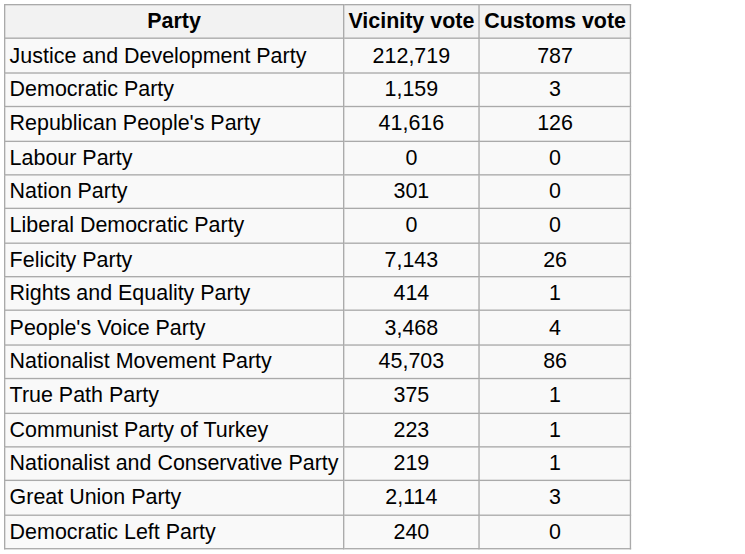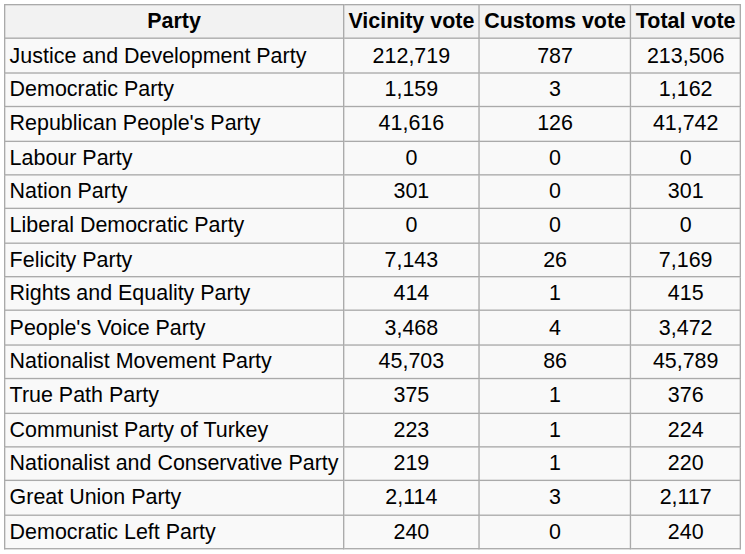+ column: (686, 21)
